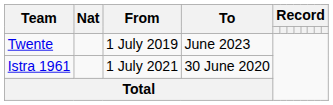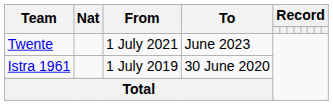(142, 44) 1 July 2019 -> (142, 44) 1 July 2021
(142, 66) 1 July 2021 -> (142, 66) 1 July 2019
